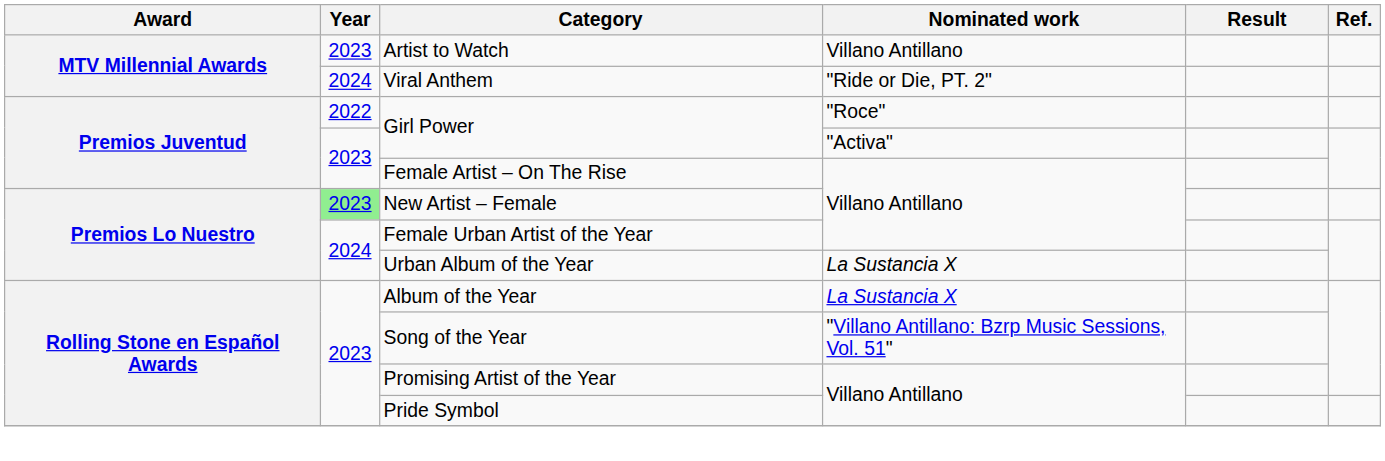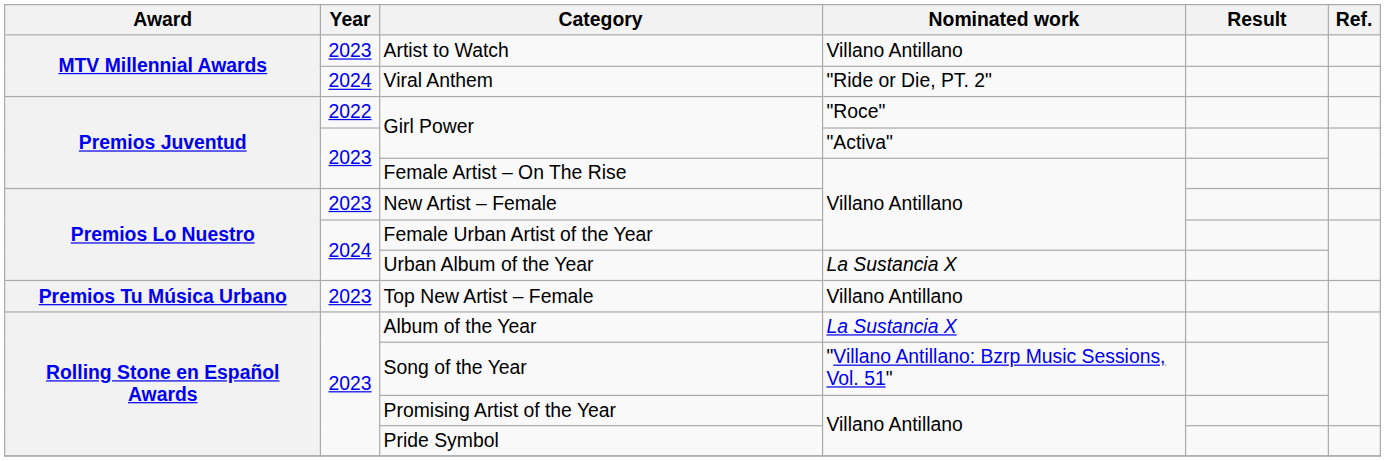(350, 204) lightgreen background -> (350, 204) no background
+ row: (488, 296)
